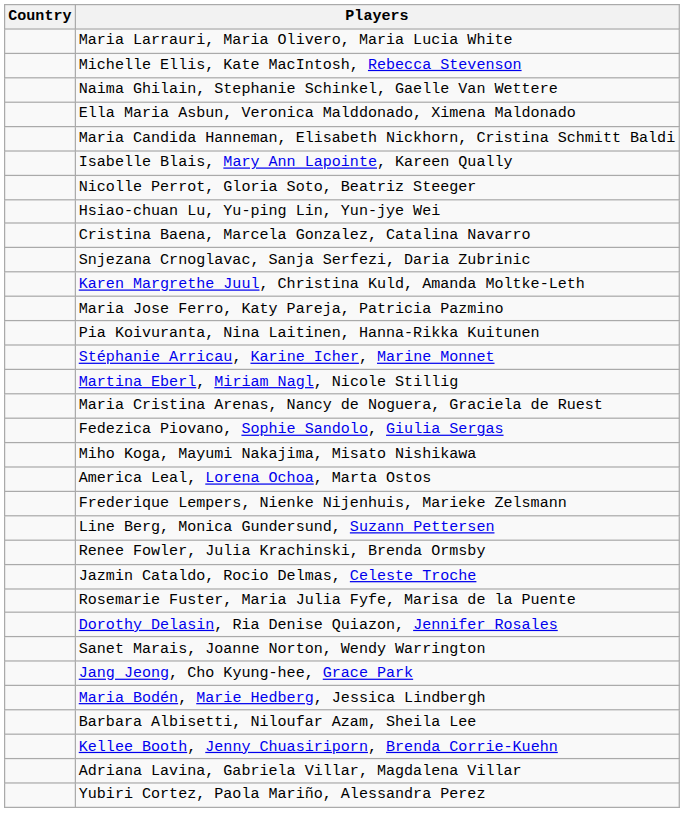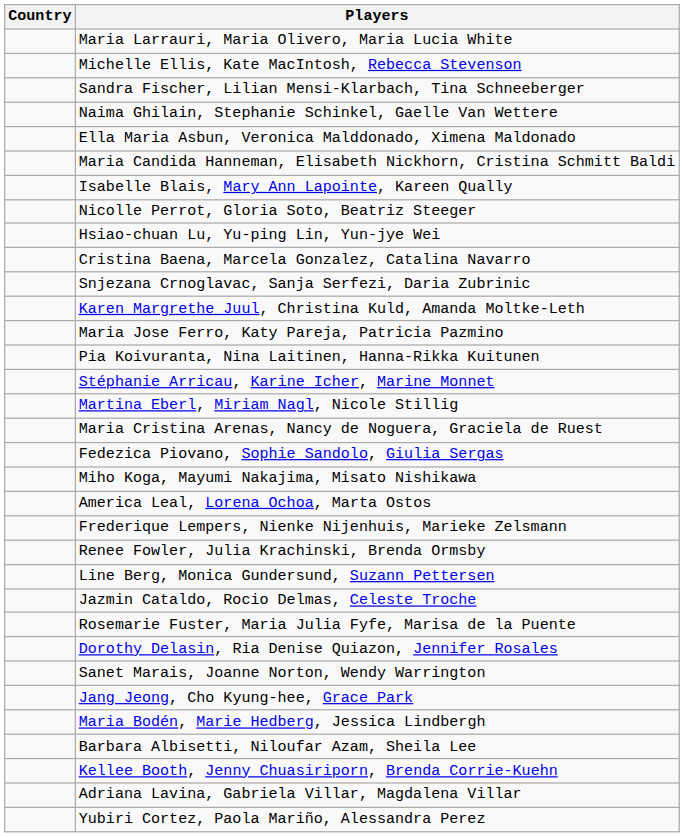+ row: (332, 90)
rows swapped: (282, 552) <-> (287, 528)
